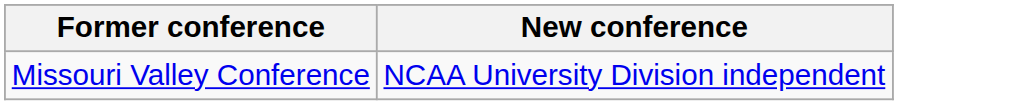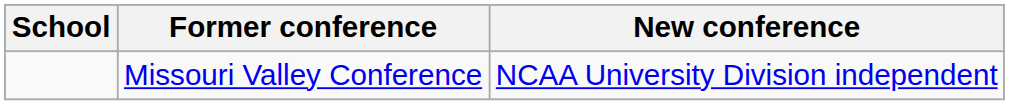+ column: (61, 27)
